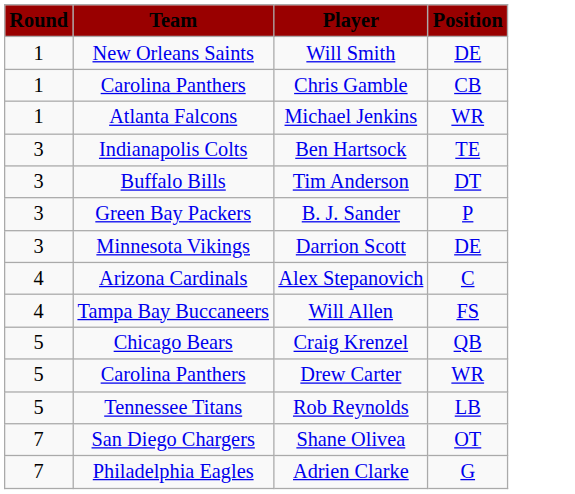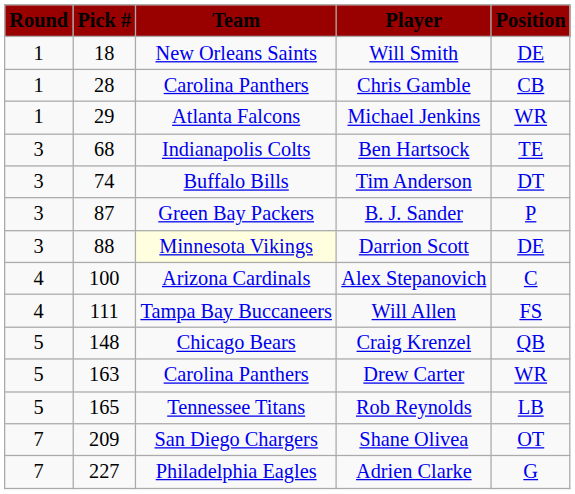+ column: (104, 20)
(173, 246) no background -> (236, 246) lightyellow background
